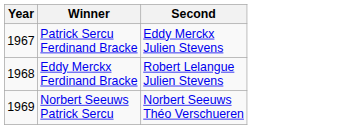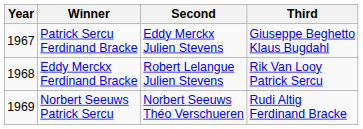+ column: (302, 14)
